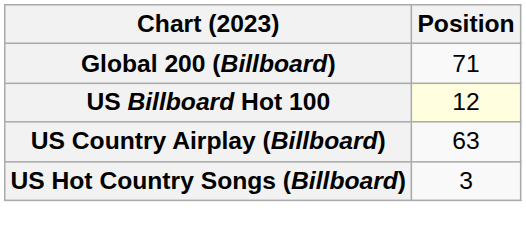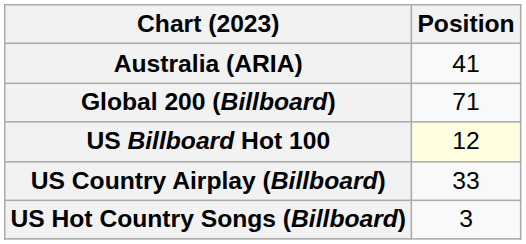+ row: (208, 63)
(466, 141) 63 -> (466, 180) 33
